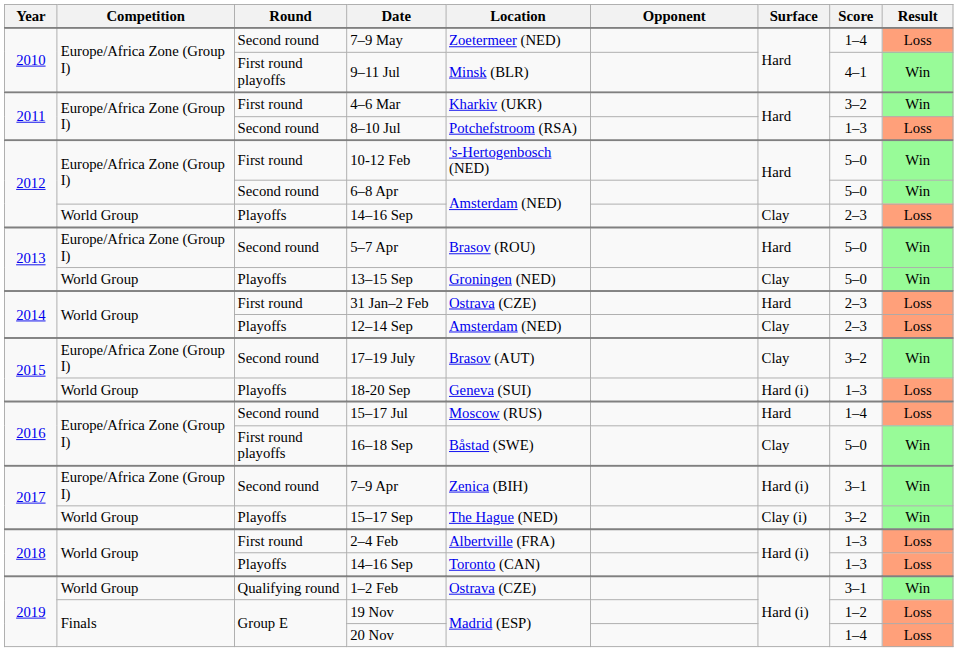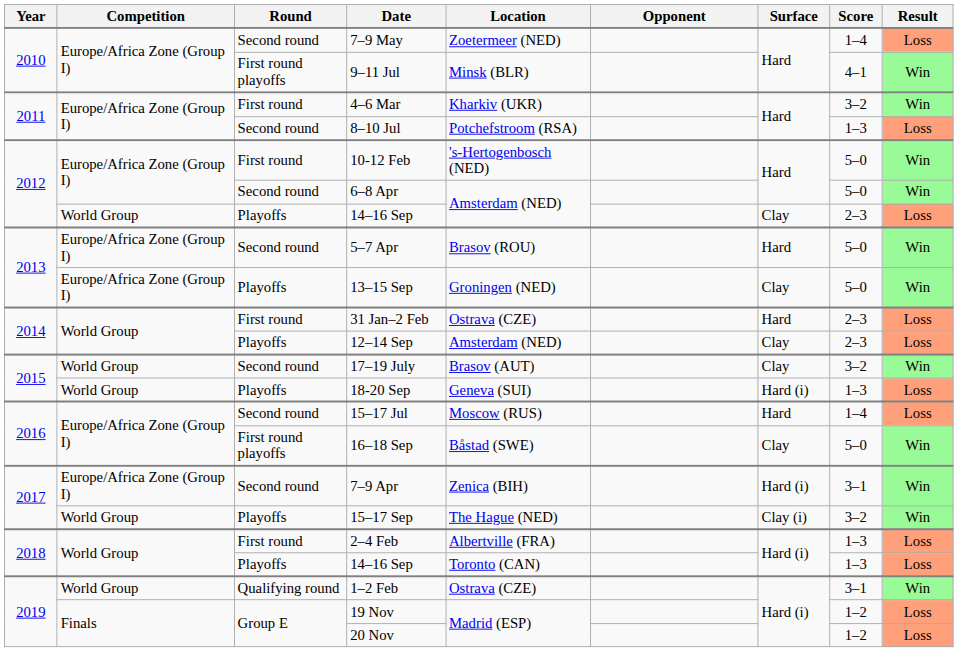(100, 279) World Group -> (143, 287) Europe/Africa Zone (Group I)
(143, 358) Europe/Africa Zone (Group I) -> (100, 366) World Group
(856, 635) 1–4 -> (856, 635) 1–2
